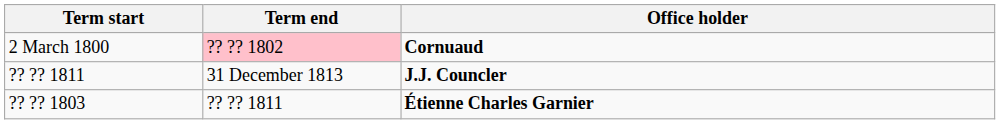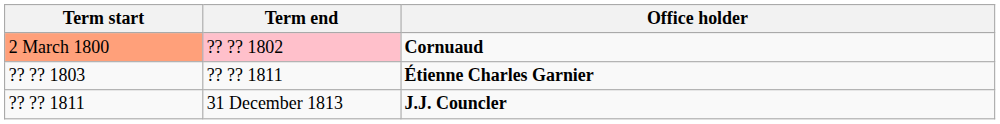(59, 47) no background -> (59, 47) lightsalmon background
rows swapped: (499, 103) <-> (456, 75)
